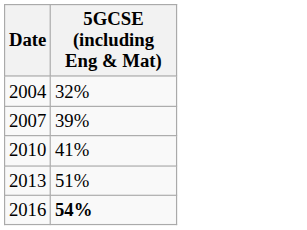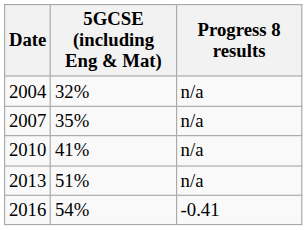+ column: (239, 40)
(72, 120) 39% -> (72, 120) 35%
(74, 209) bold -> (72, 209) normal
